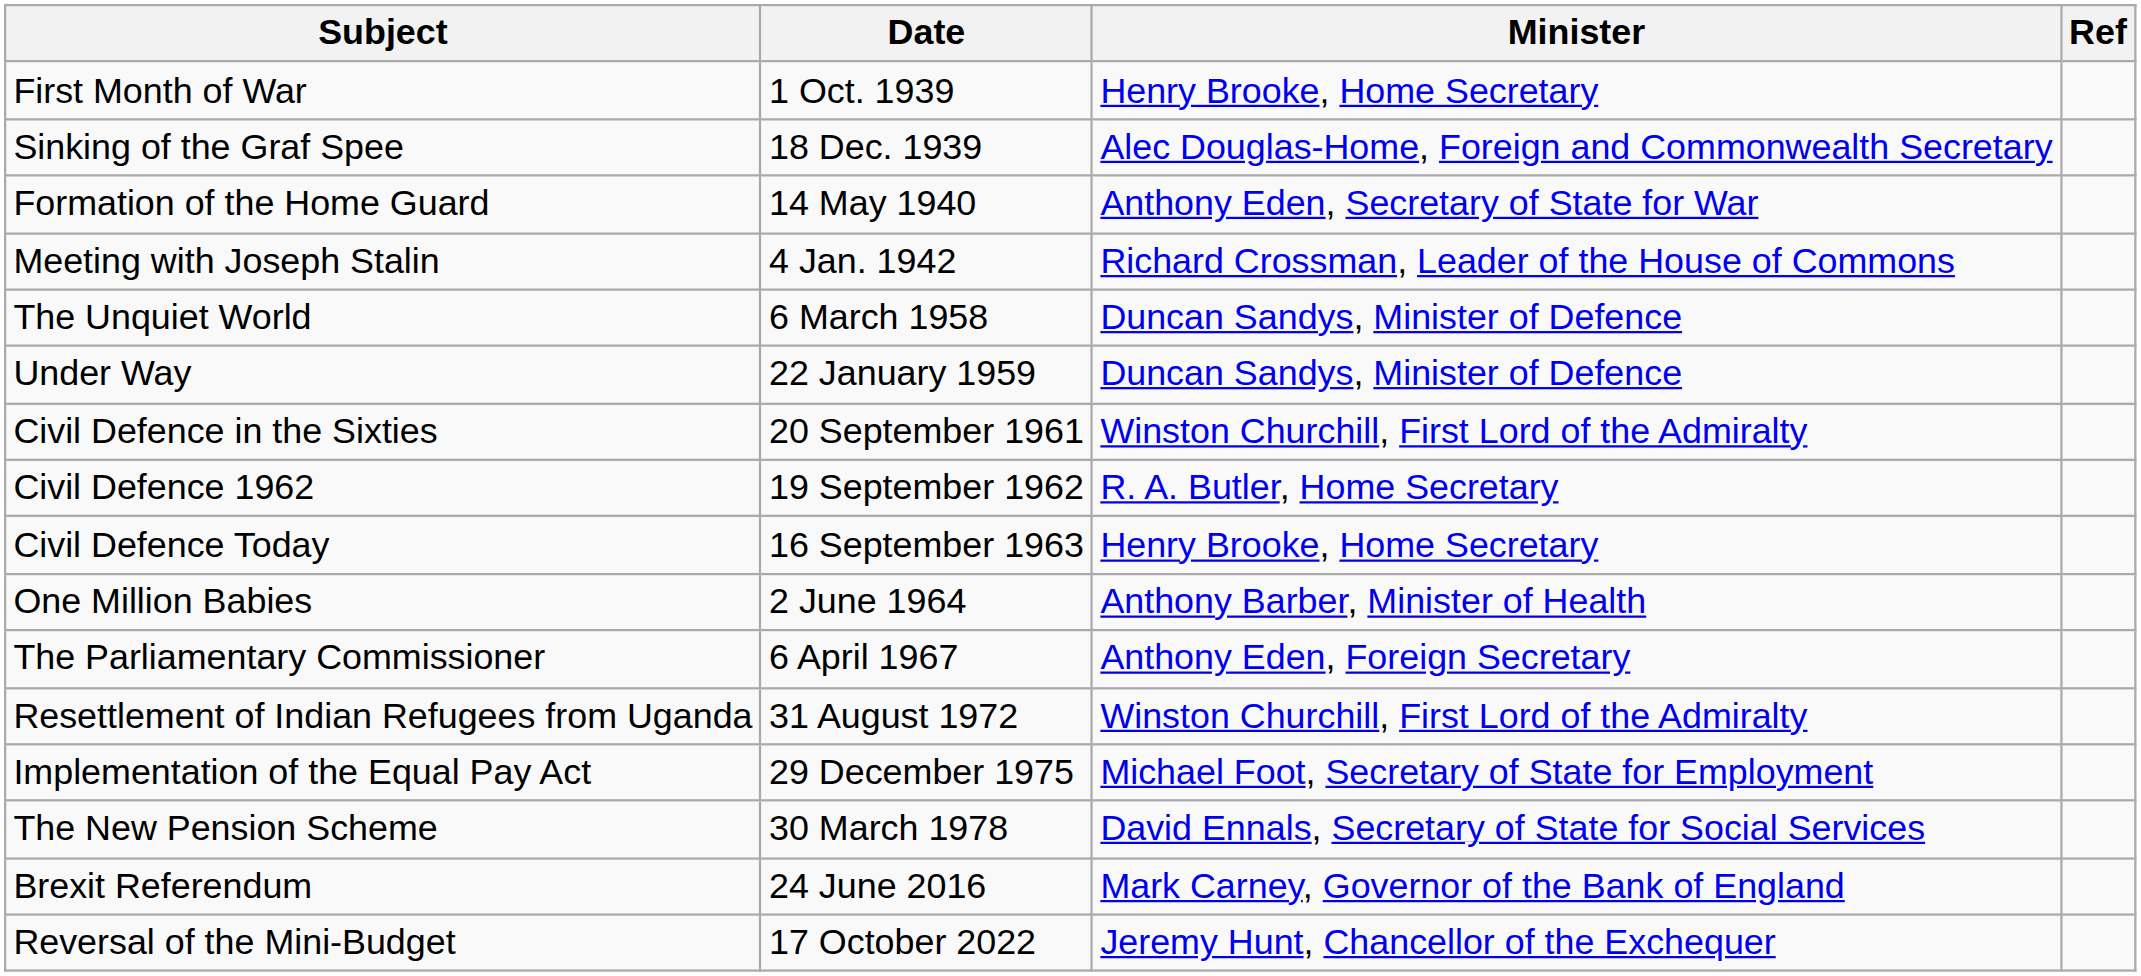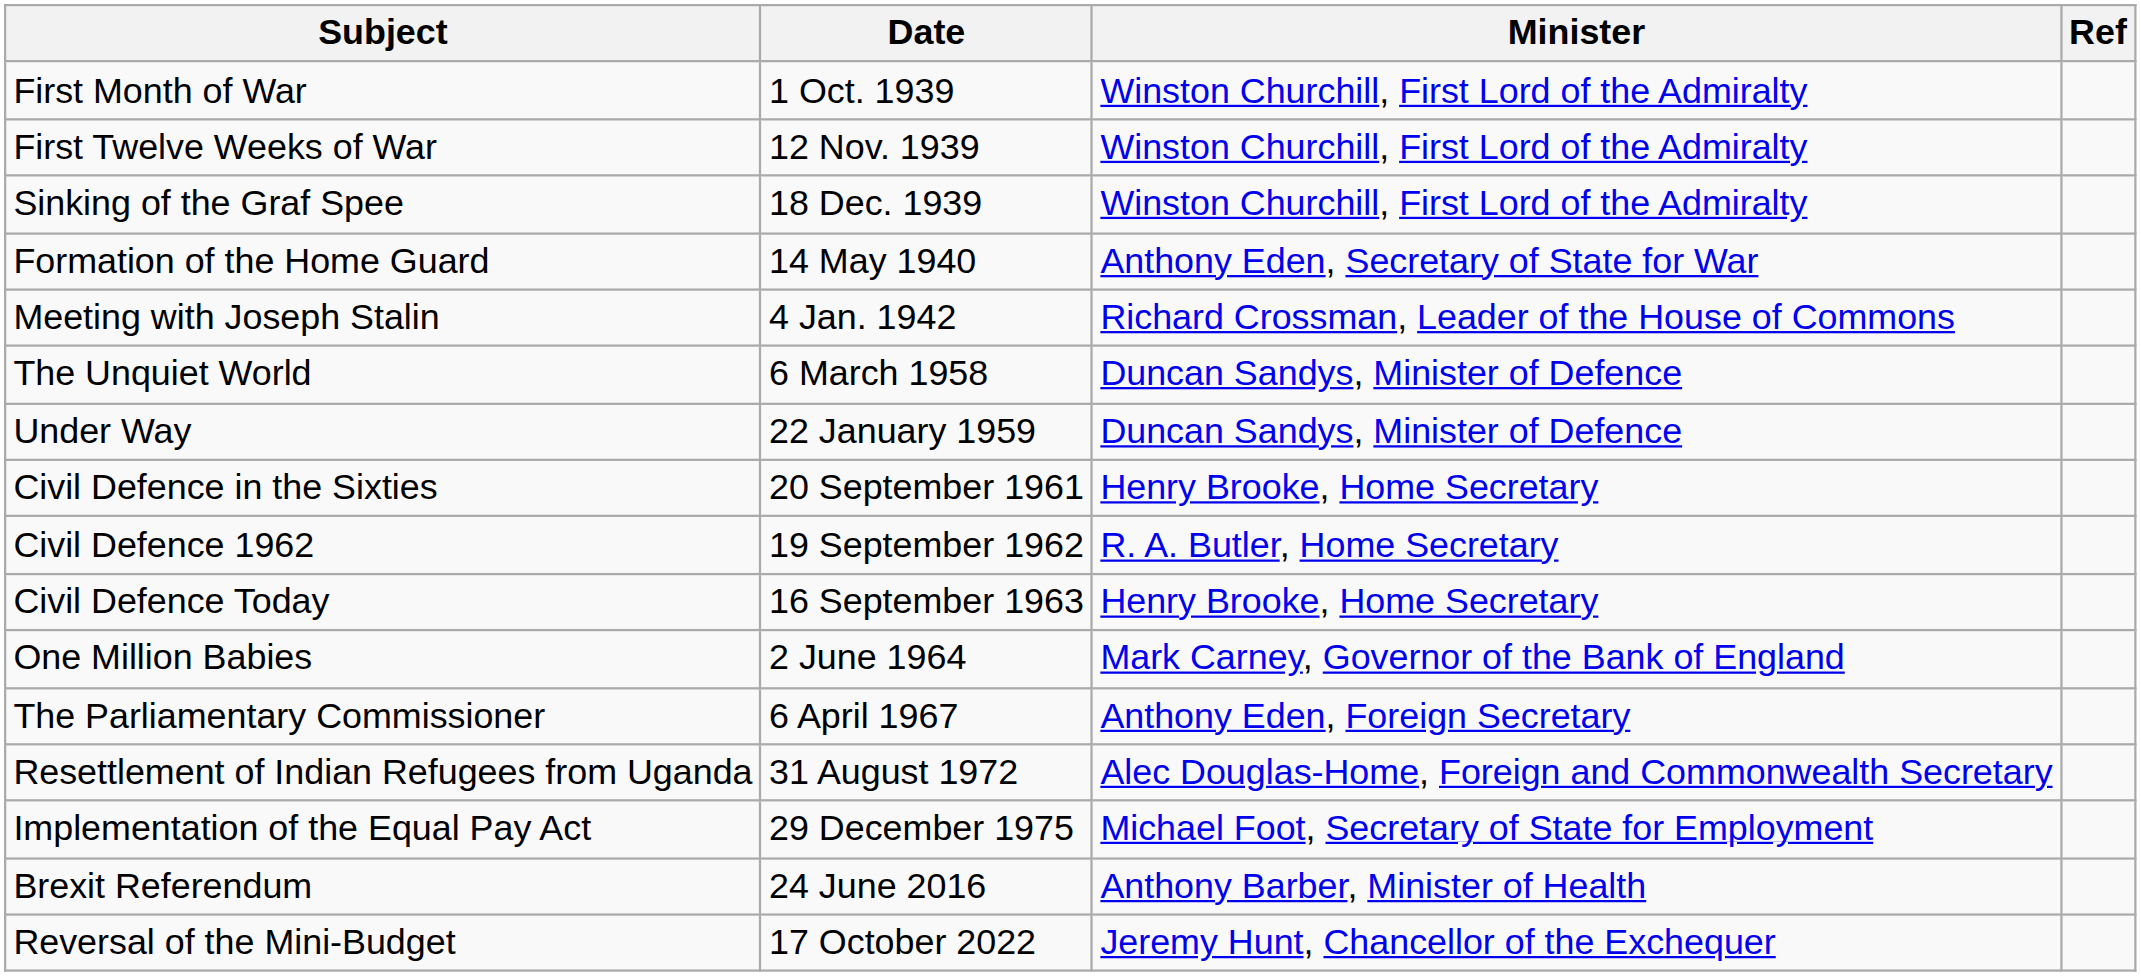(1349, 89) Henry Brooke, Home Secretary -> (1454, 89) Winston Churchill, First Lord of the Admiralty
+ row: (225, 146)
(1576, 146) Alec Douglas-Home, Foreign and Commonwealth Secretary -> (1454, 203) Winston Churchill, First Lord of the Admiralty
(1454, 430) Winston Churchill, First Lord of the Admiralty -> (1349, 487) Henry Brooke, Home Secretary
(1373, 601) Anthony Barber, Minister of Health -> (1473, 658) Mark Carney, Governor of the Bank of England
(1454, 715) Winston Churchill, First Lord of the Admiralty -> (1576, 771) Alec Douglas-Home, Foreign and Commonwealth Secretary
- row: (226, 828)
(1473, 885) Mark Carney, Governor of the Bank of England -> (1373, 885) Anthony Barber, Minister of Health
